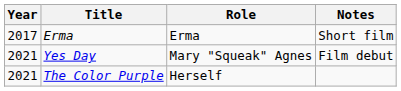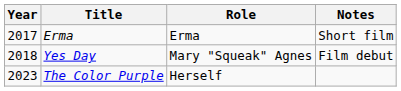(22, 55) 2021 -> (22, 55) 2018
(22, 76) 2021 -> (22, 76) 2023
